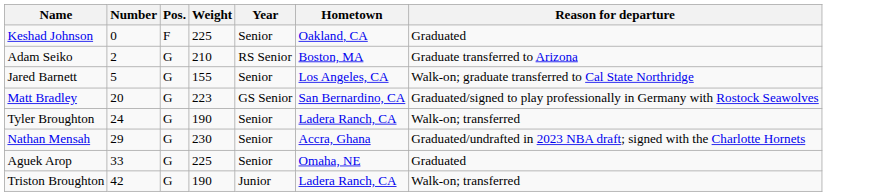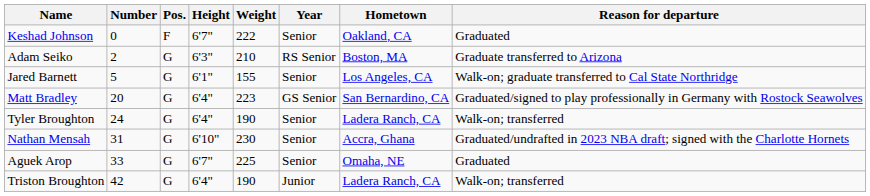+ column: (211, 14)
(202, 35) 225 -> (246, 35) 222
(117, 139) 29 -> (117, 139) 31
